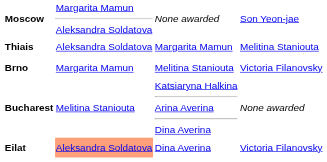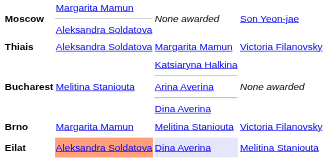(279, 47) Melitina Staniouta -> (281, 47) Victoria Filanovsky
rows swapped: (16, 68) <-> (29, 108)
(183, 147) no background -> (183, 147) lavender background
(281, 147) Victoria Filanovsky -> (279, 147) Melitina Staniouta
